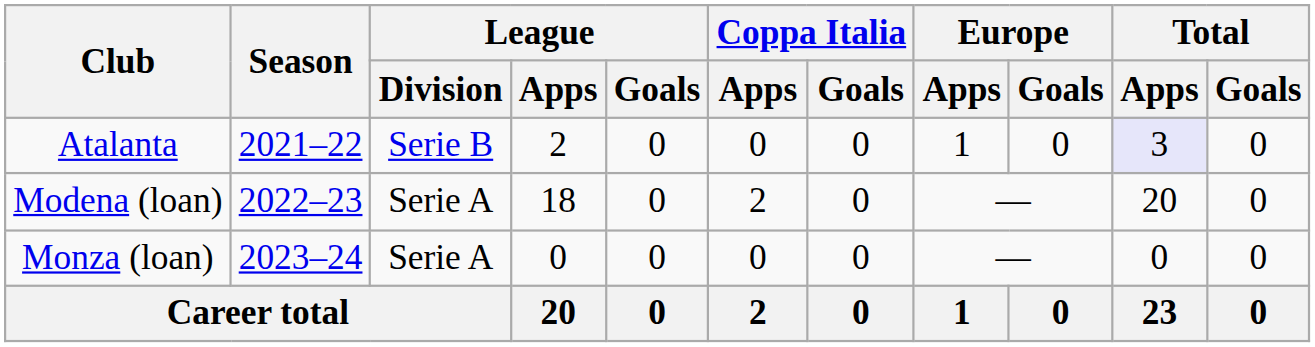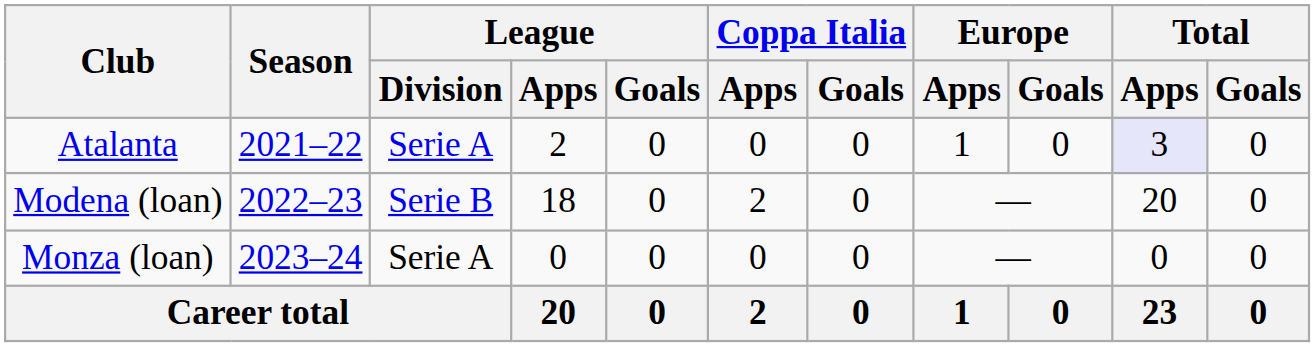(441, 144) Serie B -> (441, 144) Serie A
(441, 200) Serie A -> (441, 200) Serie B
